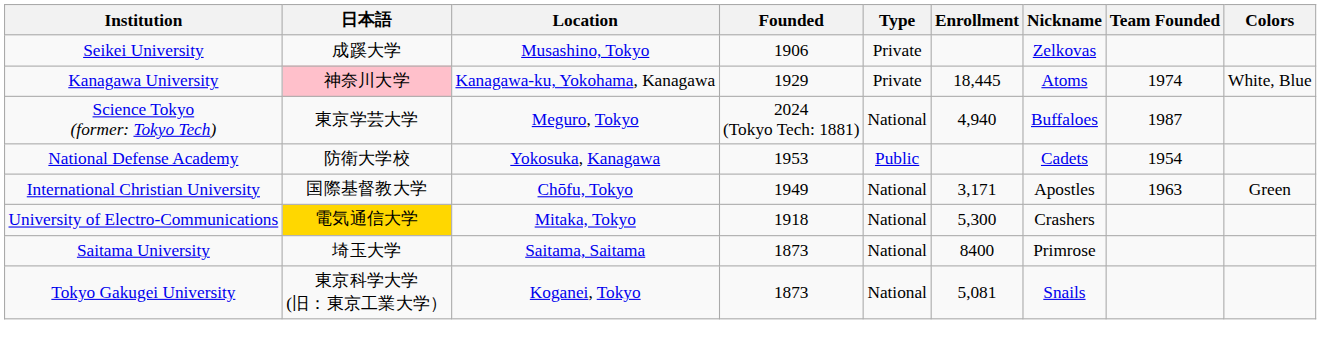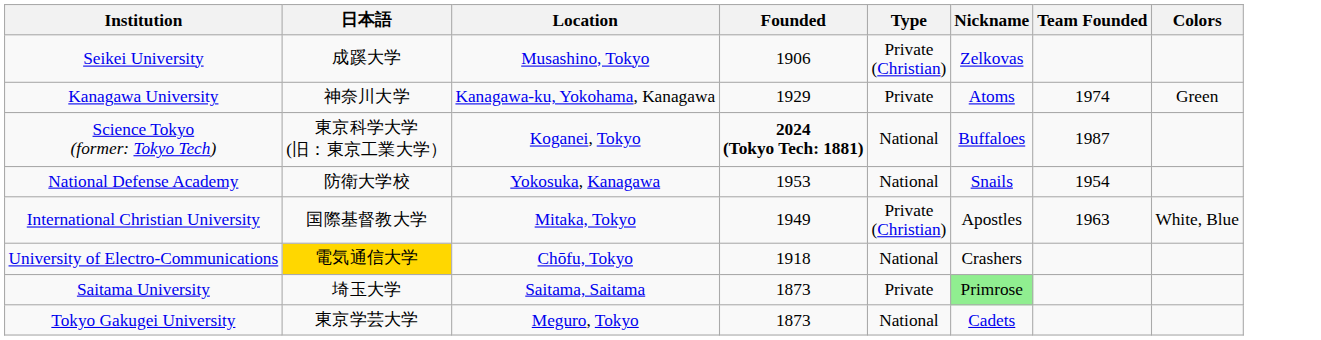- column: (977, 19)
(897, 50) Private -> (909, 58) Private (Christian)
(367, 80) pink background -> (367, 96) no background
(1270, 81) White, Blue -> (1197, 97) Green
(367, 119) 東京学芸大学 -> (367, 138) 東京科学大学 (旧：東京工業大学）
(585, 119) Meguro, Tokyo -> (585, 139) Koganei, Tokyo
(791, 119) normal -> (793, 139) bold
(897, 158) Public -> (909, 181) National
(1064, 158) Cadets -> (992, 181) Snails
(585, 189) Chōfu, Tokyo -> (585, 220) Mitaka, Tokyo
(897, 189) National -> (909, 220) Private (Christian)
(1270, 189) Green -> (1197, 220) White, Blue
(585, 219) Mitaka, Tokyo -> (585, 258) Chōfu, Tokyo
(897, 250) National -> (909, 289) Private
(1064, 250) no background -> (992, 289) lightgreen background
(367, 291) 東京科学大学 (旧：東京工業大学） -> (367, 319) 東京学芸大学
(585, 292) Koganei, Tokyo -> (585, 320) Meguro, Tokyo
(1064, 292) Snails -> (992, 320) Cadets
